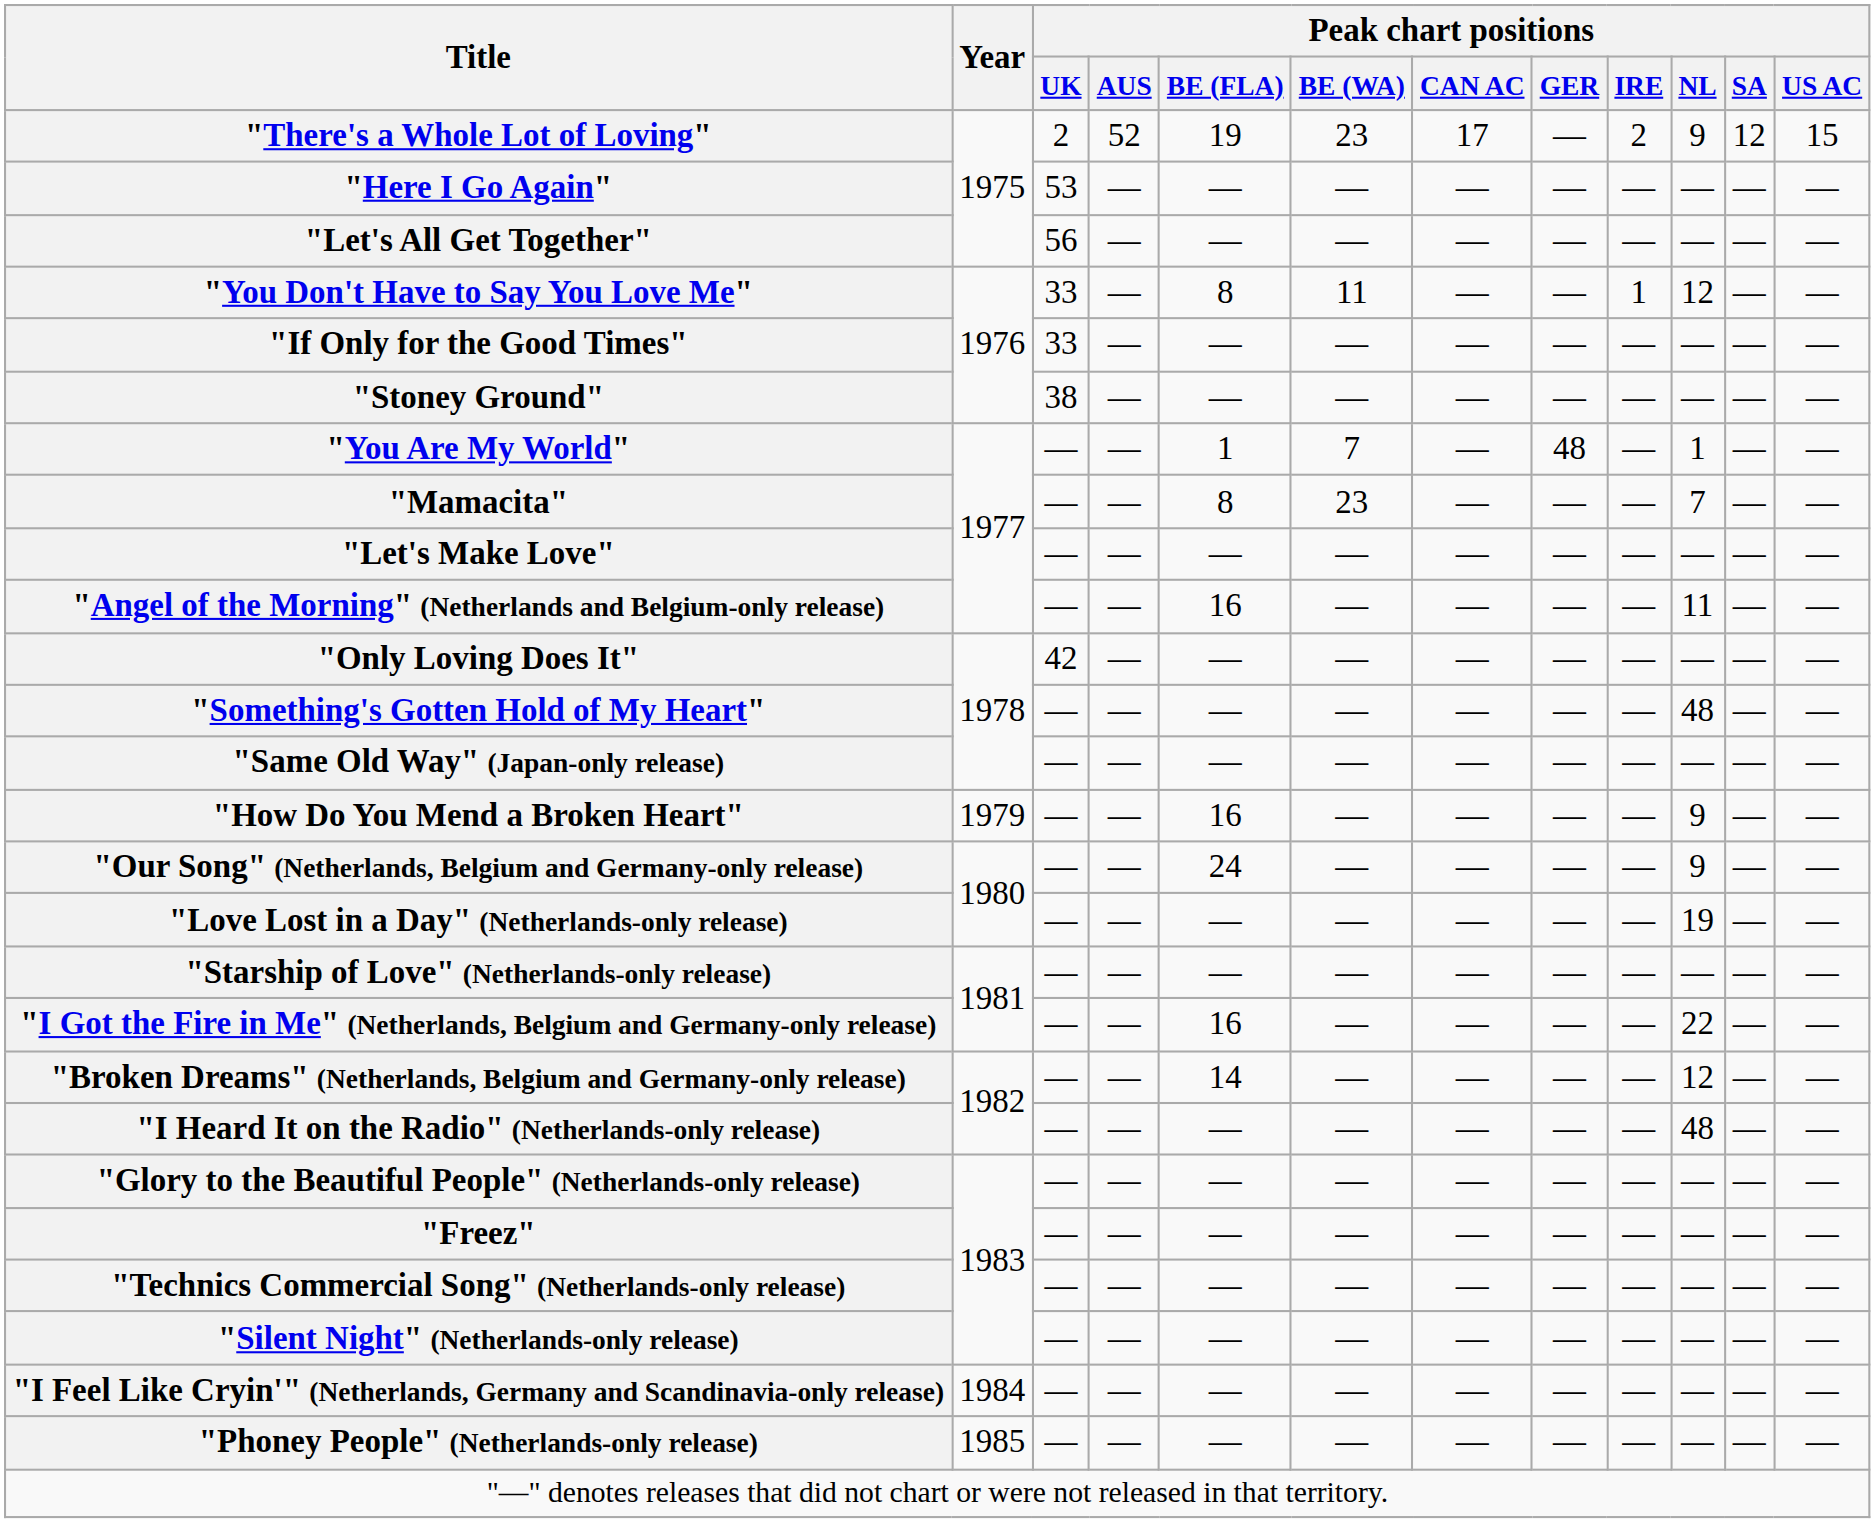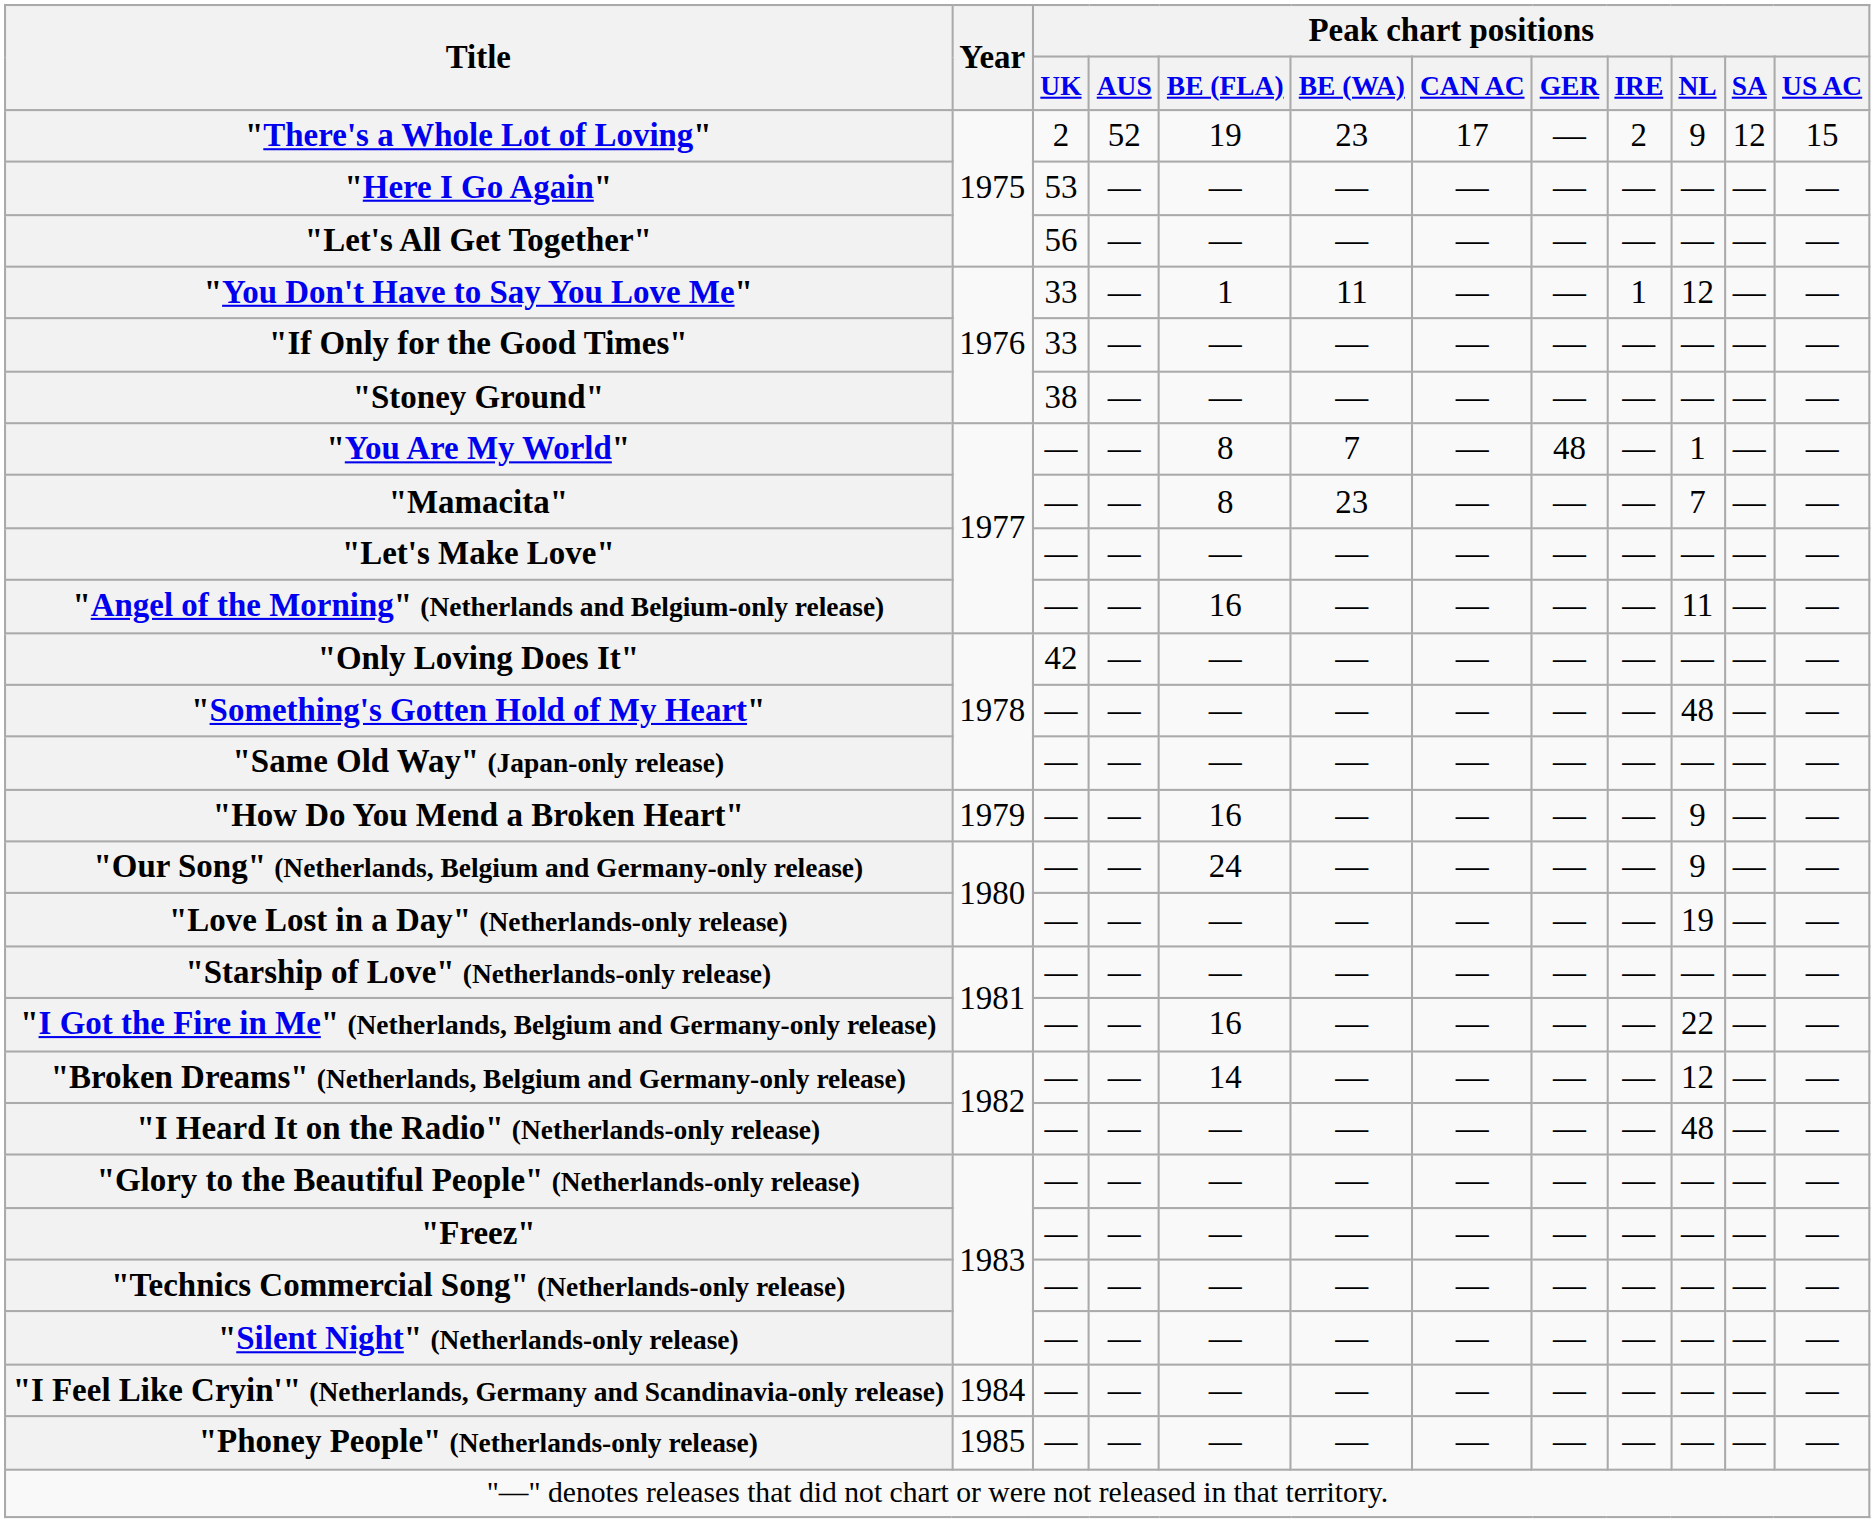(1225, 291) 8 -> (1225, 291) 1
(1225, 448) 1 -> (1225, 448) 8
